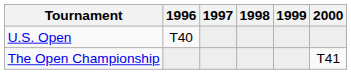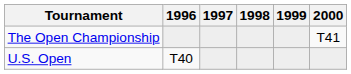rows swapped: (40, 37) <-> (84, 59)
